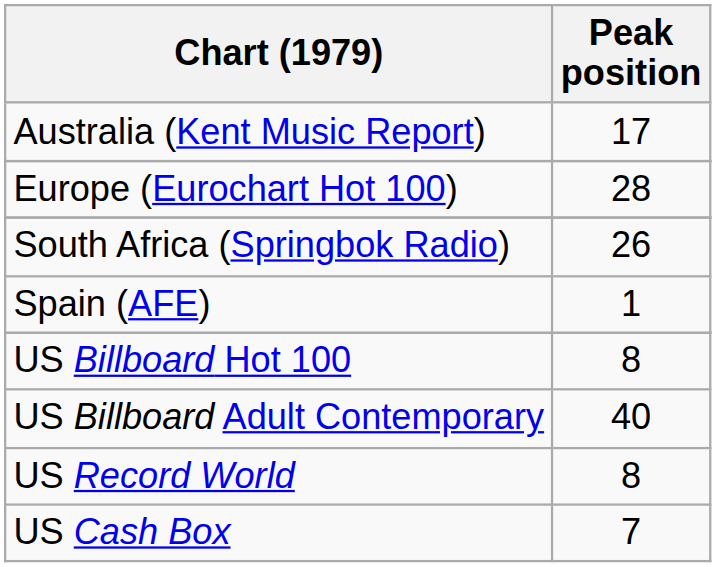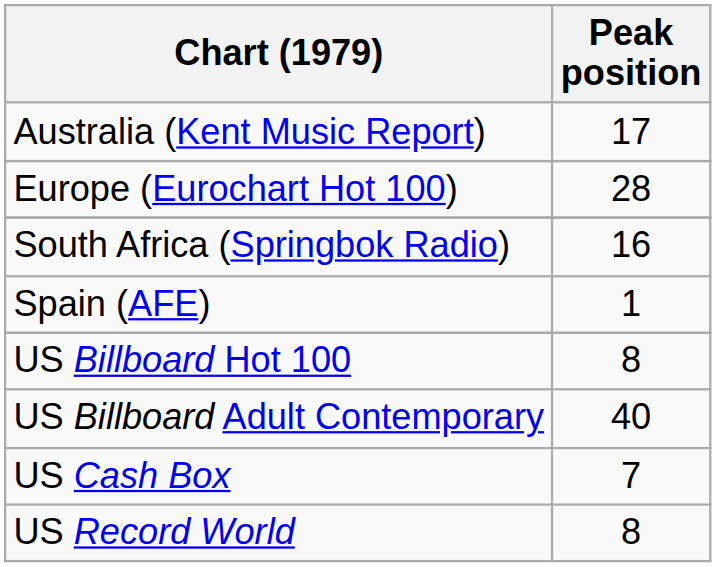(631, 245) 26 -> (631, 245) 16
rows swapped: (122, 532) <-> (154, 475)
